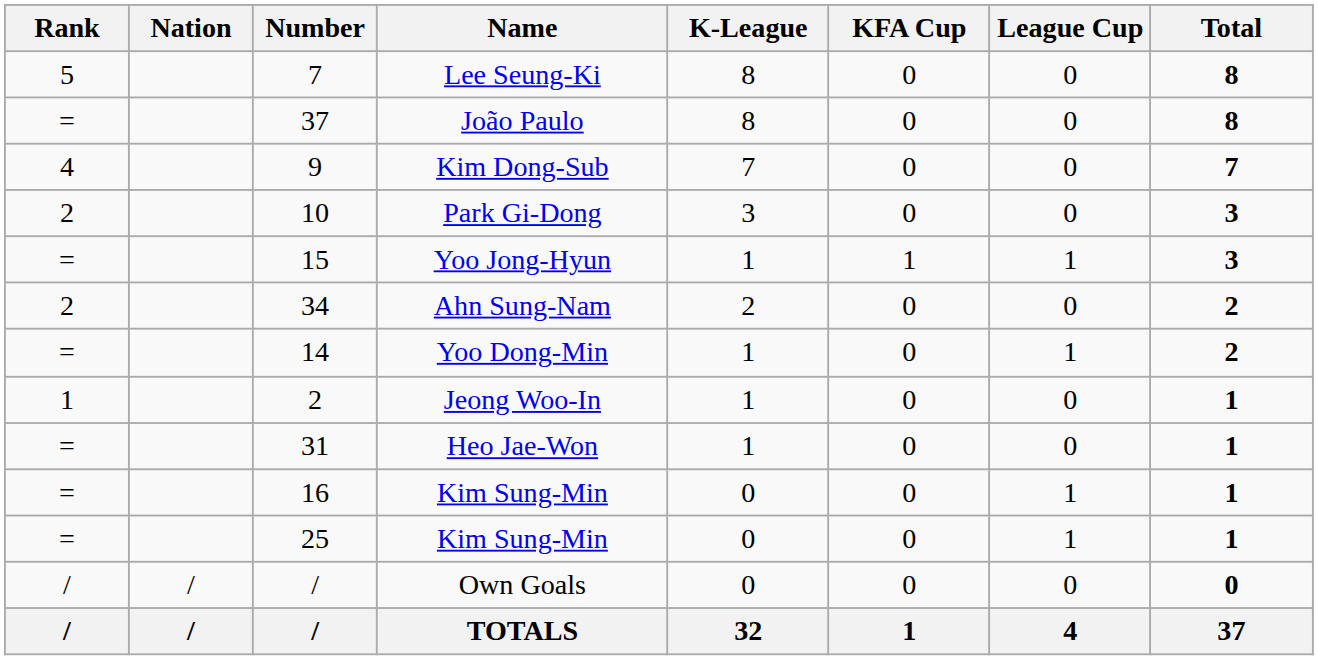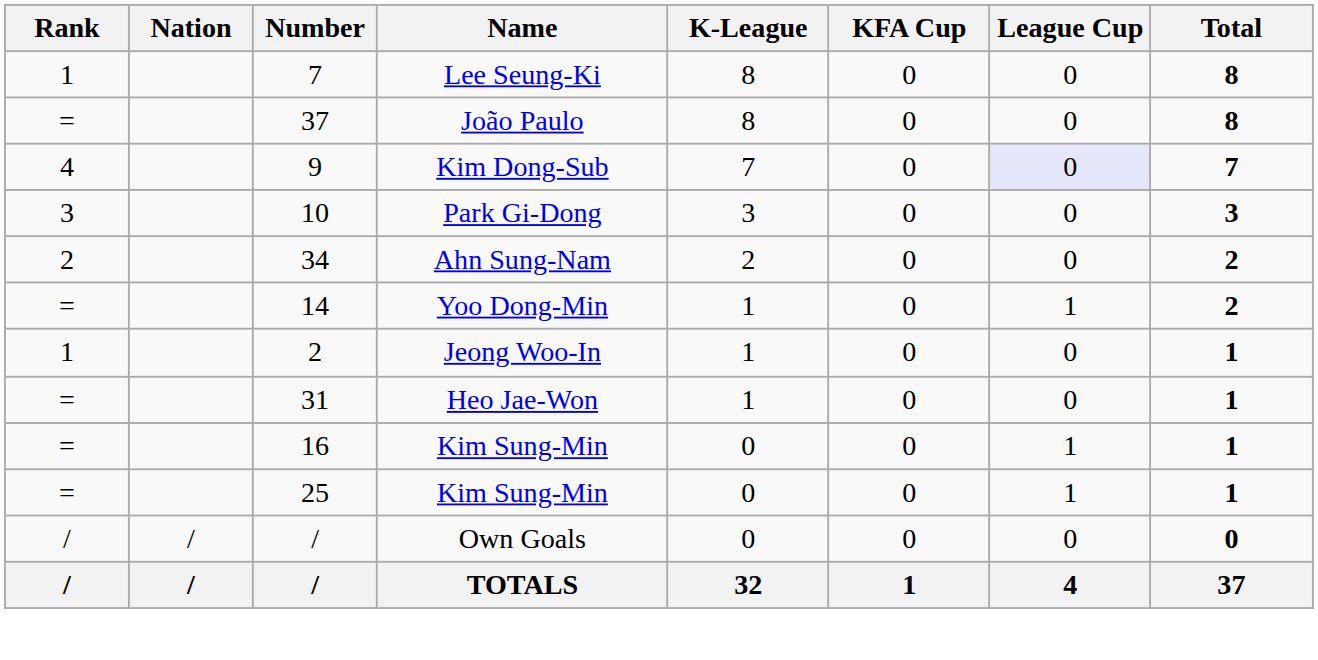(67, 74) 5 -> (67, 74) 1
(1070, 166) no background -> (1070, 166) lavender background
(67, 213) 2 -> (67, 213) 3
- row: (315, 259)
